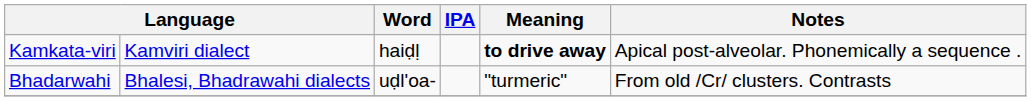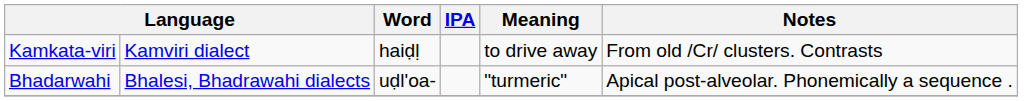(545, 50) bold -> (541, 50) normal
(818, 50) Apical post-alveolar. Phonemically a sequence . -> (744, 50) From old /Cr/ clusters. Contrasts
(753, 80) From old /Cr/ clusters. Contrasts -> (809, 80) Apical post-alveolar. Phonemically a sequence .
